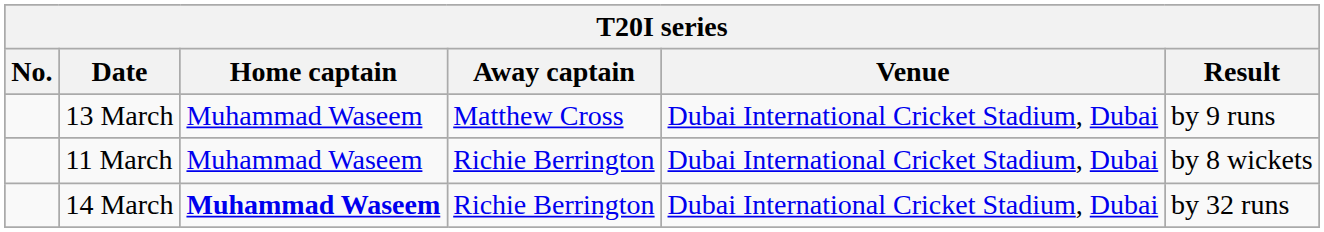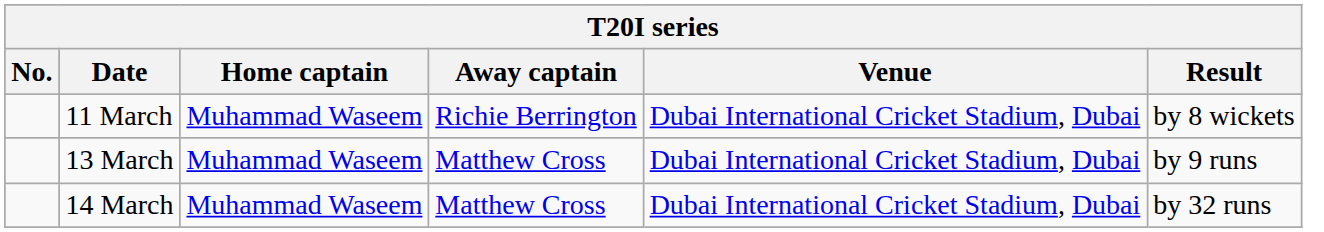rows swapped: (119, 159) <-> (120, 115)
(313, 204) bold -> (304, 204) normal
(554, 204) Richie Berrington -> (520, 204) Matthew Cross
